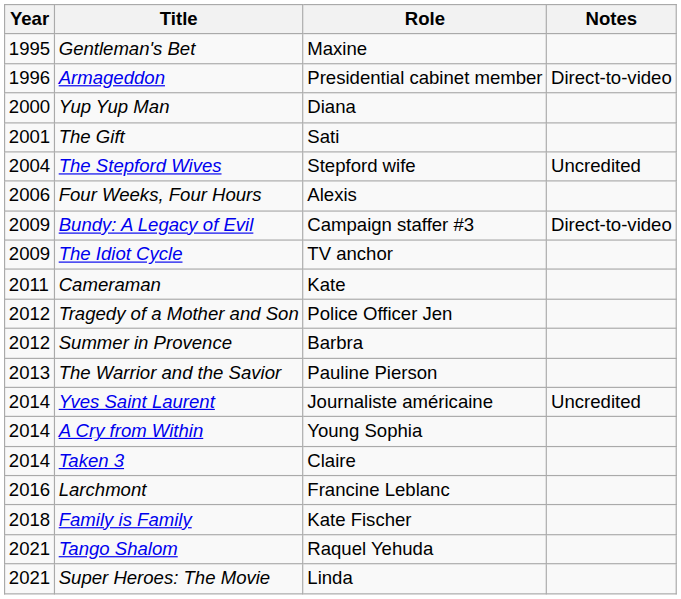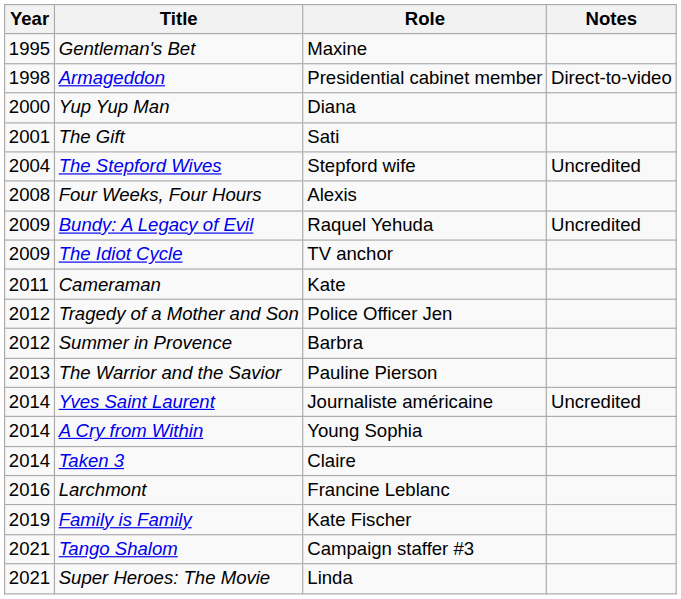(30, 78) 1996 -> (30, 78) 1998
(30, 195) 2006 -> (30, 195) 2008
(391, 225) Campaign staffer #3 -> (370, 225) Raquel Yehuda
(611, 225) Direct-to-video -> (596, 225) Uncredited
(30, 519) 2018 -> (30, 519) 2019
(370, 549) Raquel Yehuda -> (391, 549) Campaign staffer #3
